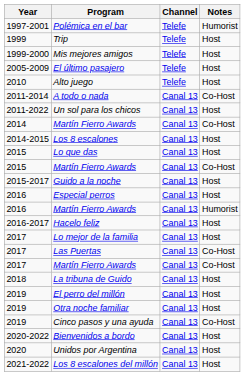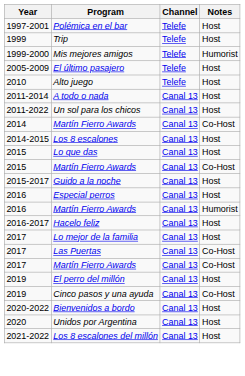(220, 26) Humorist -> (211, 26) Host
(211, 54) Host -> (220, 54) Humorist
(218, 96) Co-Host -> (211, 96) Host
- row: (16, 280)
- row: (16, 308)
